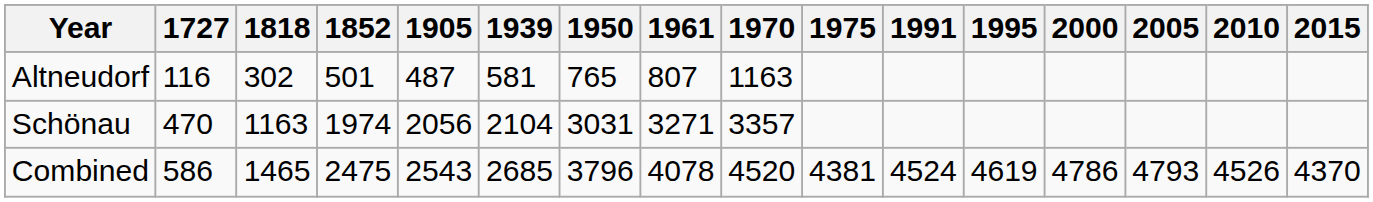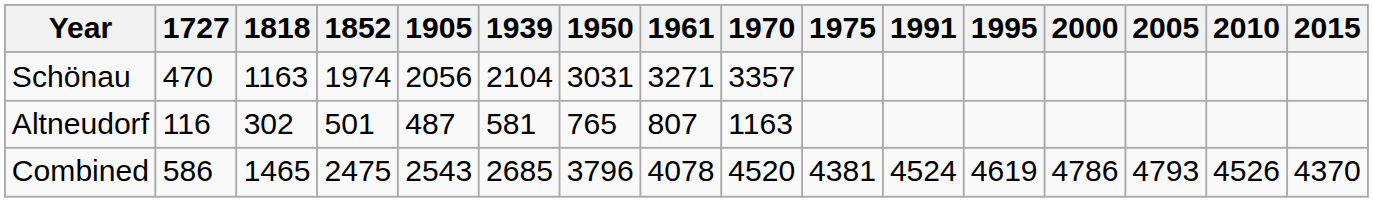rows swapped: (80, 76) <-> (71, 123)
